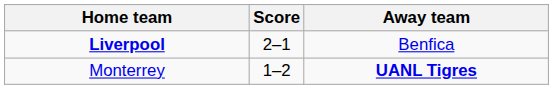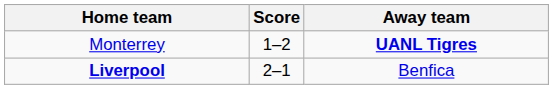rows swapped: (127, 71) <-> (127, 44)
